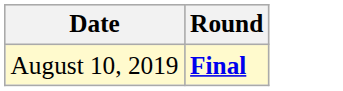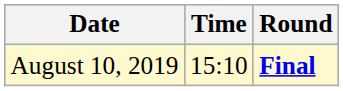+ column: (219, 24)
